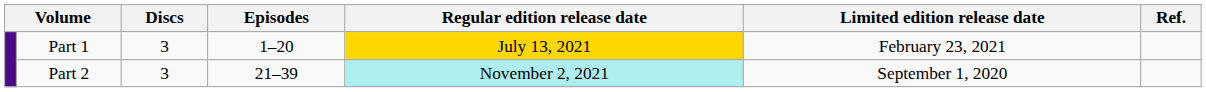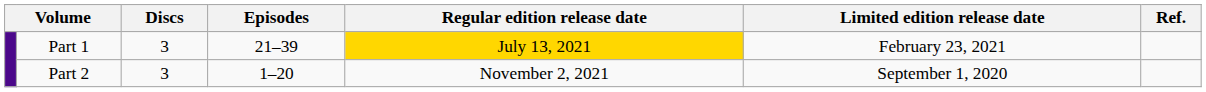(276, 45) 1–20 -> (276, 45) 21–39
(276, 73) 21–39 -> (276, 73) 1–20
(544, 73) paleturquoise background -> (544, 73) no background
